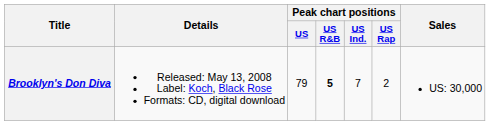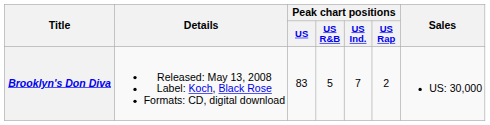(302, 83) 79 -> (302, 83) 83
(330, 83) bold -> (330, 83) normal
